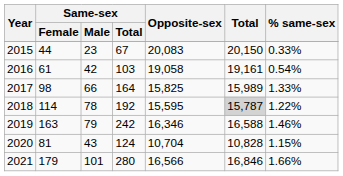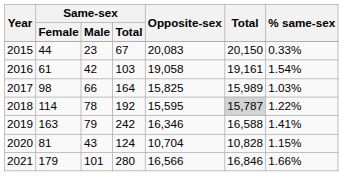(285, 69) 0.54% -> (285, 69) 1.54%
(285, 87) 1.33% -> (285, 87) 1.03%
(285, 124) 1.46% -> (285, 124) 1.41%
